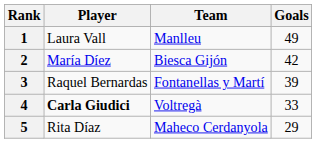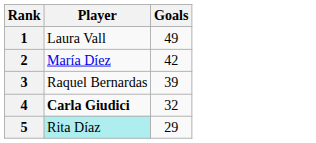- column: (211, 15)
(291, 104) 33 -> (171, 104) 32
(74, 127) no background -> (74, 127) paleturquoise background
